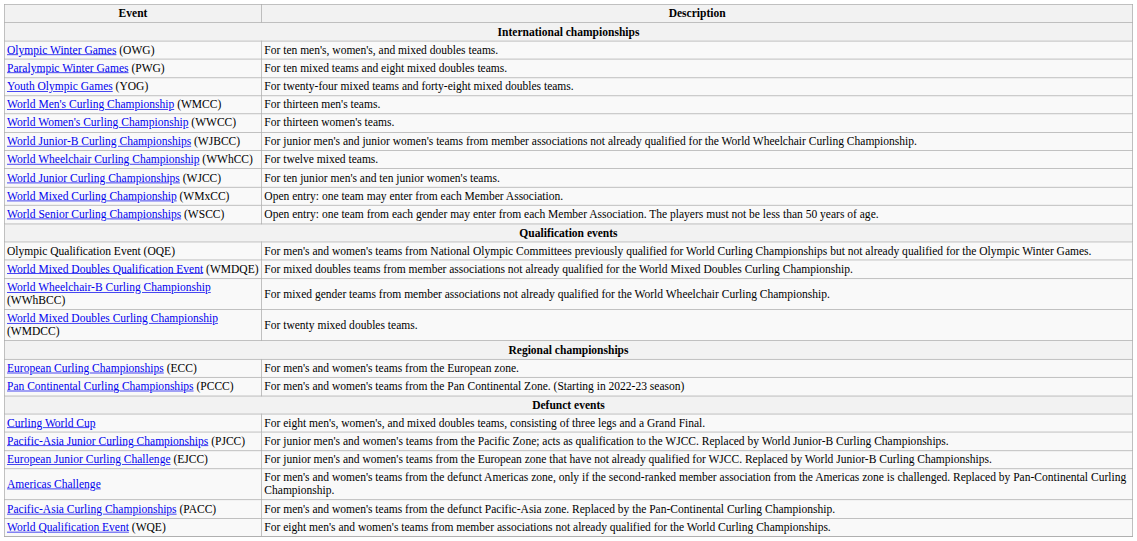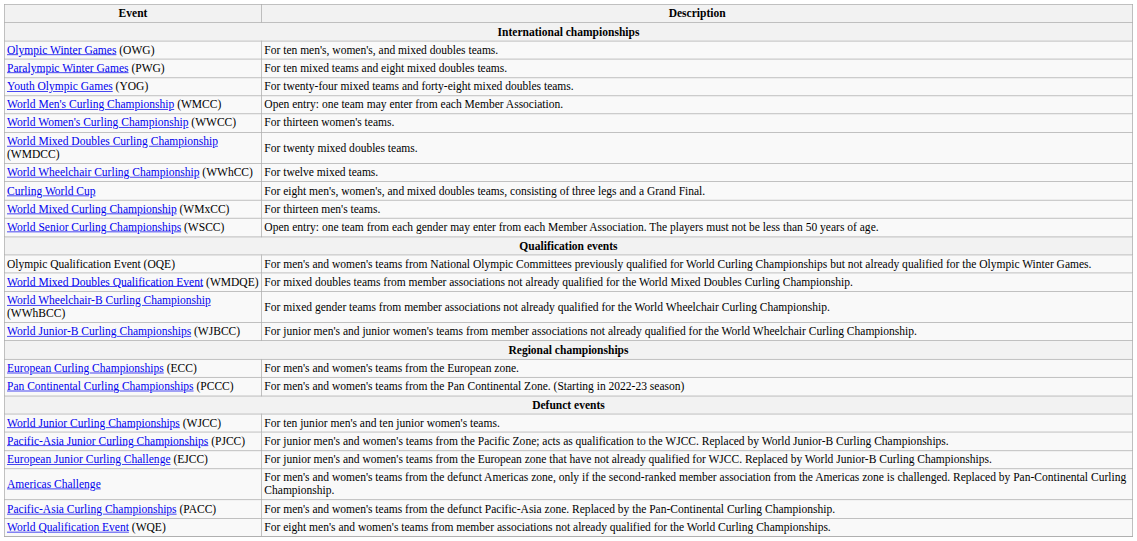(322, 104) For thirteen men's teams. -> (414, 104) Open entry: one team may enter from each Member Association.
rows swapped: (112, 325) <-> (124, 141)
rows swapped: (114, 178) <-> (51, 423)
(414, 196) Open entry: one team may enter from each Member Association. -> (322, 209) For thirteen men's teams.
